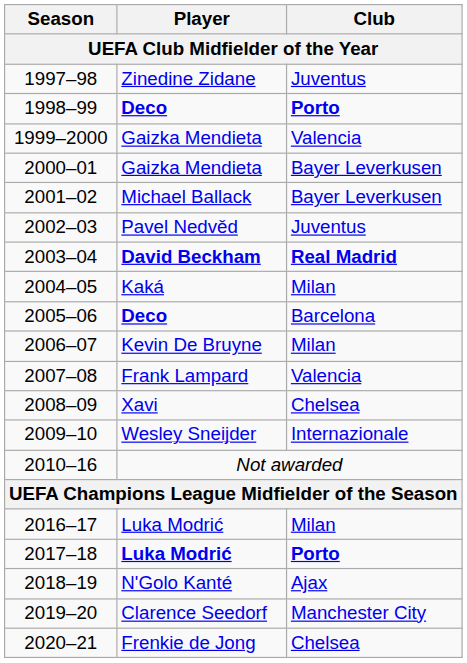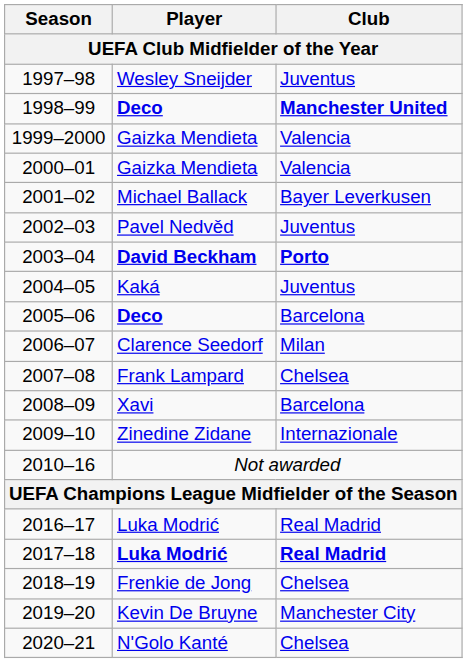(188, 78) Zinedine Zidane -> (184, 78) Wesley Sneijder
(315, 108) Porto -> (364, 108) Manchester United
(366, 167) Bayer Leverkusen -> (315, 167) Valencia
(344, 256) Real Madrid -> (305, 256) Porto
(313, 286) Milan -> (318, 286) Juventus
(192, 345) Kevin De Bruyne -> (190, 345) Clarence Seedorf
(326, 375) Valencia -> (314, 375) Chelsea
(325, 405) Chelsea -> (322, 405) Barcelona
(189, 434) Wesley Sneijder -> (184, 434) Zinedine Zidane
(313, 524) Milan -> (331, 524) Real Madrid
(315, 553) Porto -> (333, 553) Real Madrid
(177, 583) N'Golo Kanté -> (184, 583) Frenkie de Jong
(309, 583) Ajax -> (314, 583) Chelsea
(194, 613) Clarence Seedorf -> (187, 613) Kevin De Bruyne
(188, 642) Frenkie de Jong -> (172, 642) N'Golo Kanté
